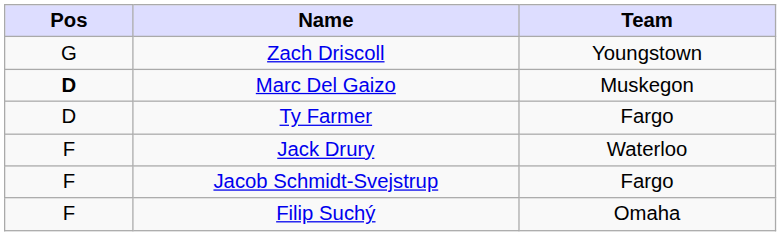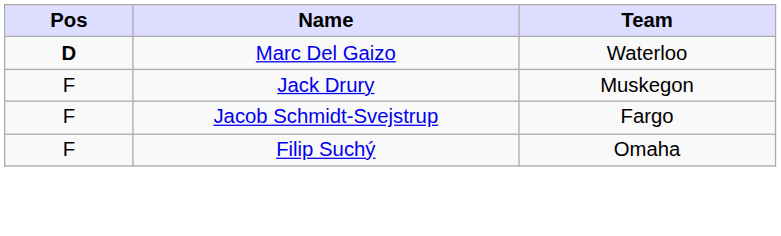- row: (326, 52)
(647, 85) Muskegon -> (647, 52) Waterloo
- row: (326, 117)
(647, 149) Waterloo -> (647, 85) Muskegon
